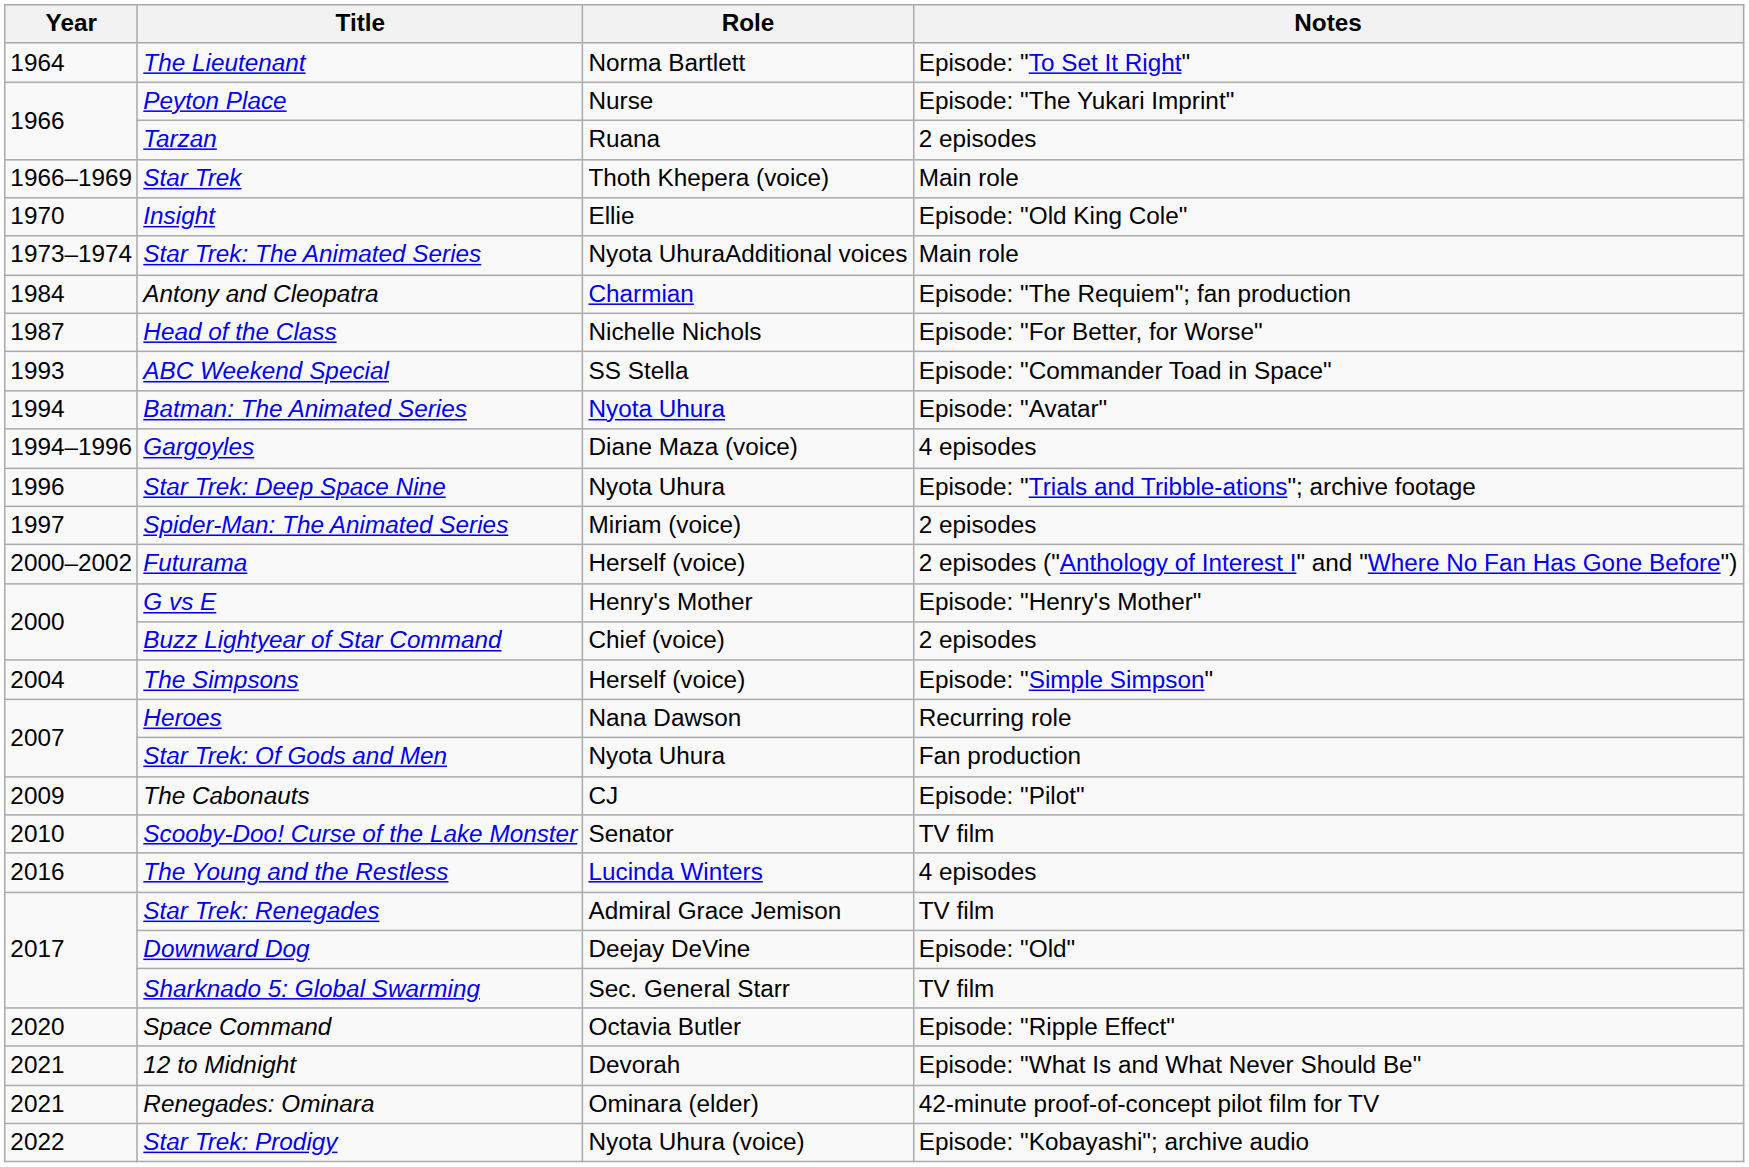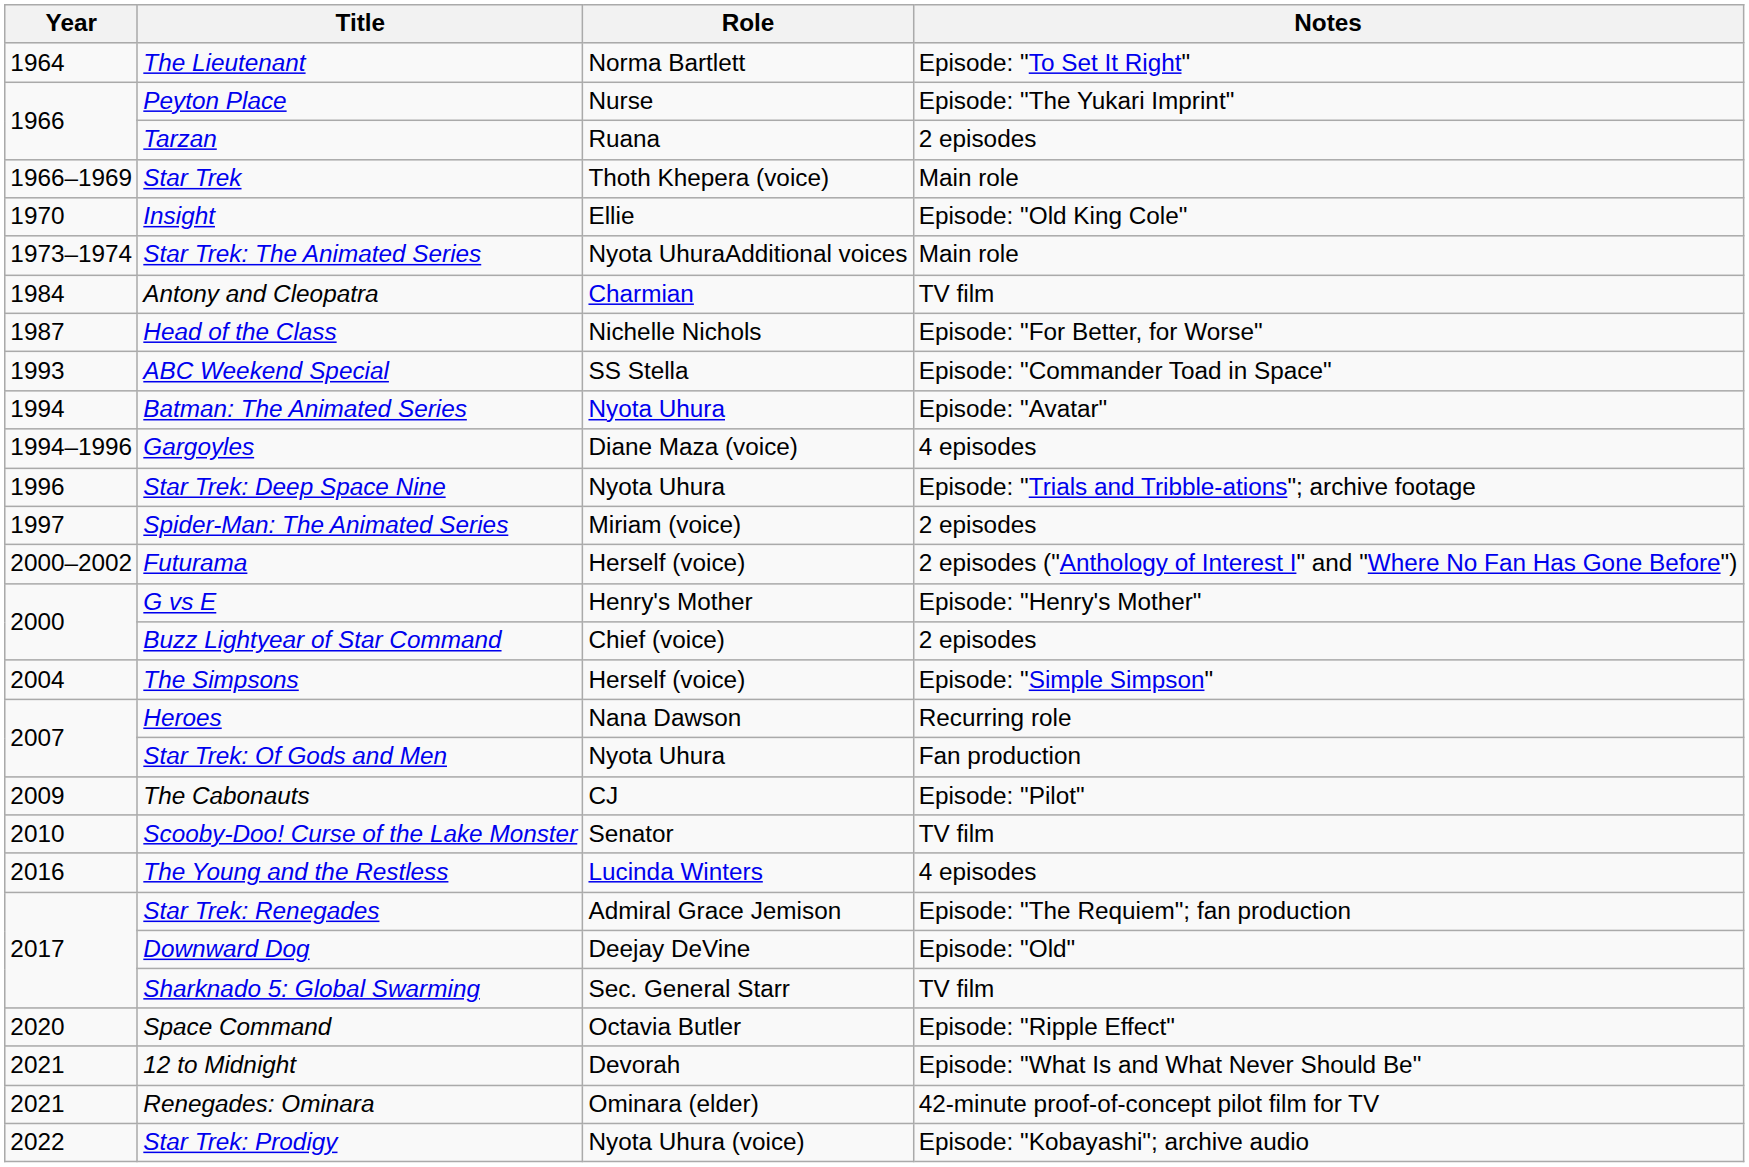(1135, 293) Episode: "The Requiem"; fan production -> (957, 293) TV film
(957, 910) TV film -> (1135, 910) Episode: "The Requiem"; fan production
